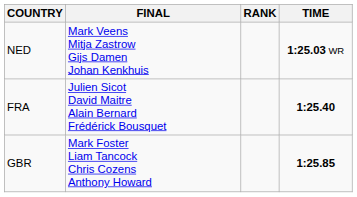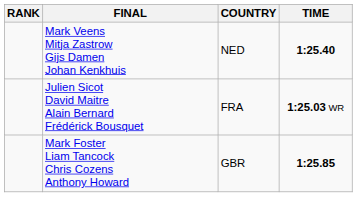columns swapped: (260, 13) <-> (35, 13)
(316, 50) 1:25.03 WR -> (316, 50) 1:25.40
(316, 107) 1:25.40 -> (316, 107) 1:25.03 WR
